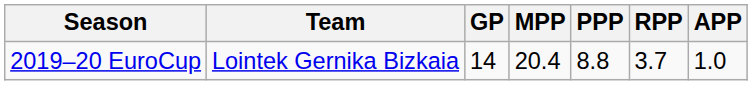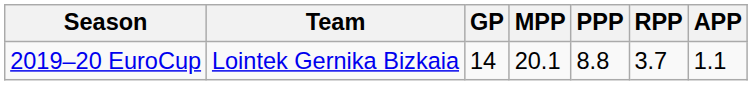(538, 60) 20.4 -> (538, 60) 20.1
(710, 60) 1.0 -> (710, 60) 1.1
